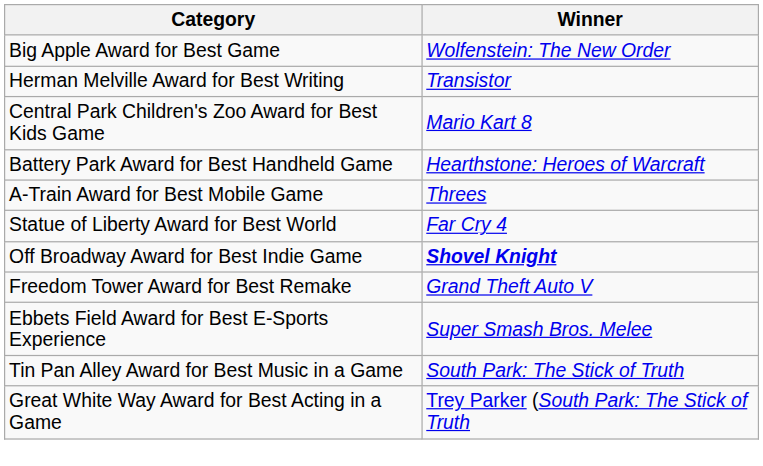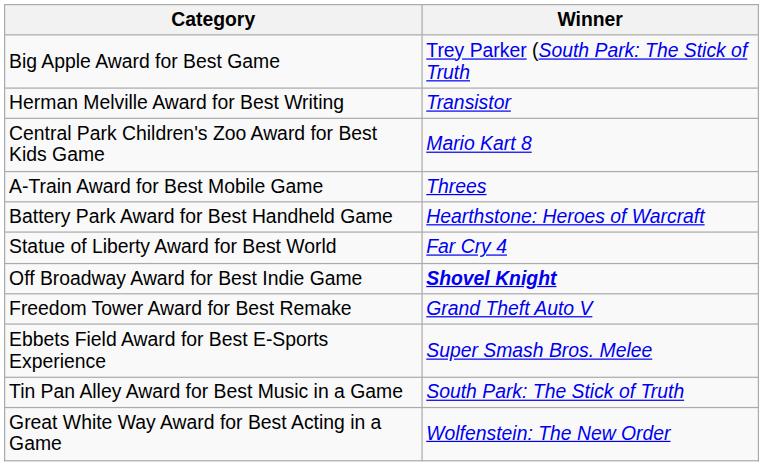(548, 50) Wolfenstein: The New Order -> (587, 61) Trey Parker (South Park: The Stick of Truth
rows swapped: (201, 164) <-> (166, 195)
(587, 412) Trey Parker (South Park: The Stick of Truth -> (548, 433) Wolfenstein: The New Order
